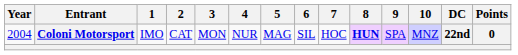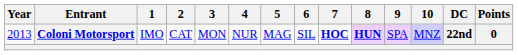(19, 34) 2004 -> (19, 34) 2013
(334, 34) normal -> (335, 34) bold
